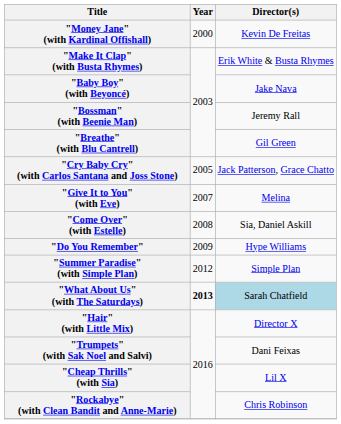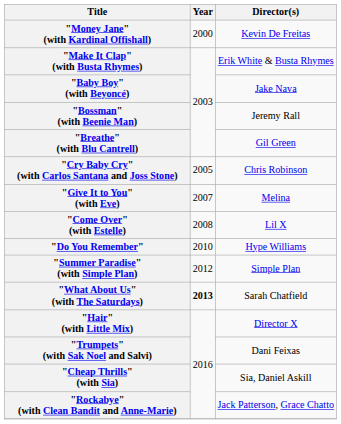(276, 170) Jack Patterson, Grace Chatto -> (276, 170) Chris Robinson
(276, 225) Sia, Daniel Askill -> (276, 225) Lil X
(203, 247) 2009 -> (203, 247) 2010
(276, 296) lightblue background -> (276, 296) no background
(276, 378) Lil X -> (276, 378) Sia, Daniel Askill
(276, 405) Chris Robinson -> (276, 405) Jack Patterson, Grace Chatto
